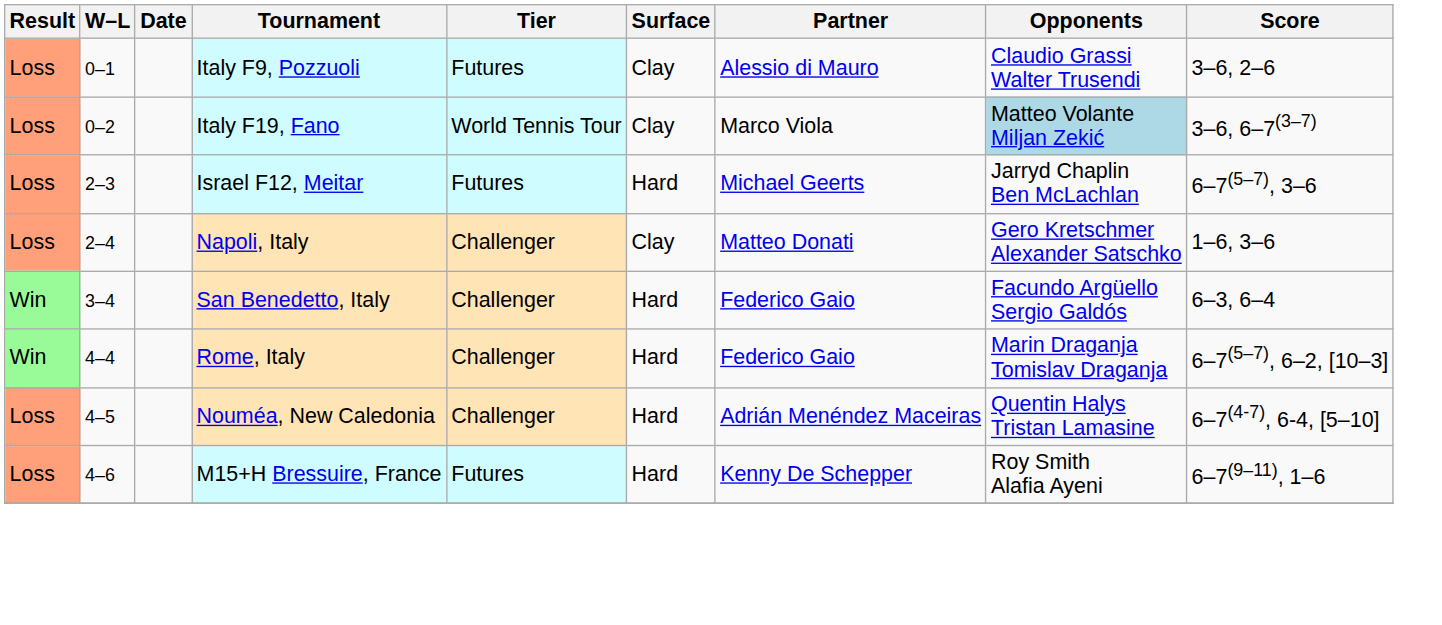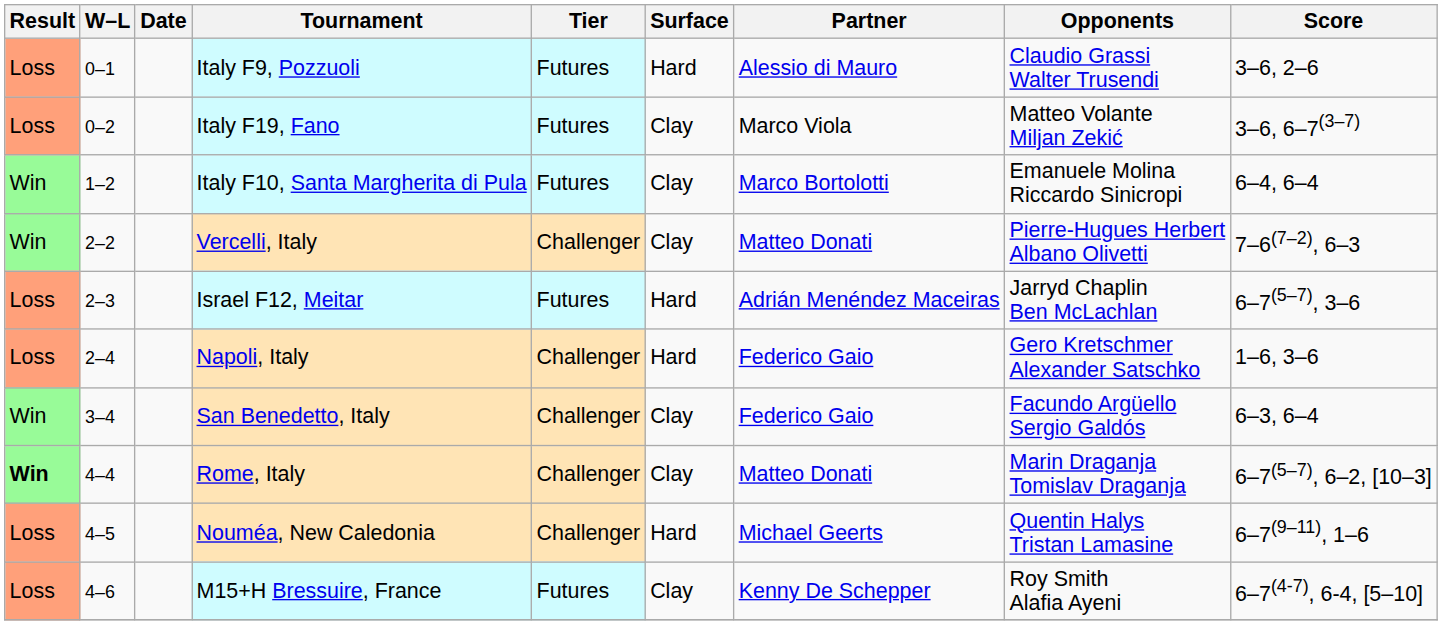(653, 67) Clay -> (673, 67) Hard
(537, 125) World Tennis Tour -> (573, 125) Futures
(1063, 125) lightblue background -> (1081, 125) no background
+ row: (362, 183)
+ row: (257, 241)
(792, 183) Michael Geerts -> (869, 300) Adrián Menéndez Maceiras
(653, 241) Clay -> (673, 358) Hard
(787, 241) Matteo Donati -> (806, 358) Federico Gaio
(655, 300) Hard -> (672, 416) Clay
(28, 358) normal -> (29, 474) bold
(655, 358) Hard -> (672, 474) Clay
(787, 358) Federico Gaio -> (805, 474) Matteo Donati
(851, 416) Adrián Menéndez Maceiras -> (811, 532) Michael Geerts
(1286, 416) 6–7(4-7), 6-4, [5–10] -> (1302, 532) 6–7(9–11), 1–6
(655, 474) Hard -> (672, 590) Clay
(1258, 474) 6–7(9–11), 1–6 -> (1329, 590) 6–7(4-7), 6-4, [5–10]
